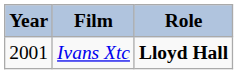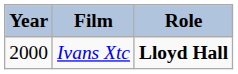(29, 52) 2001 -> (29, 52) 2000
